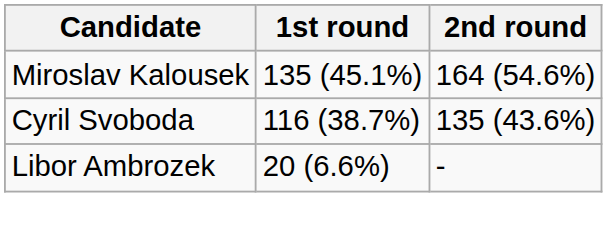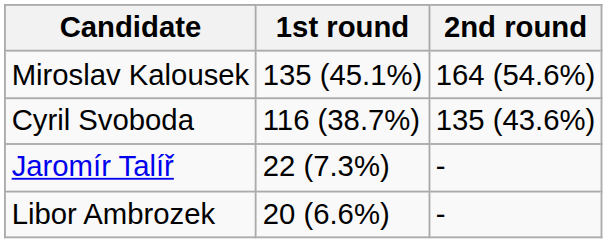+ row: (93, 167)
